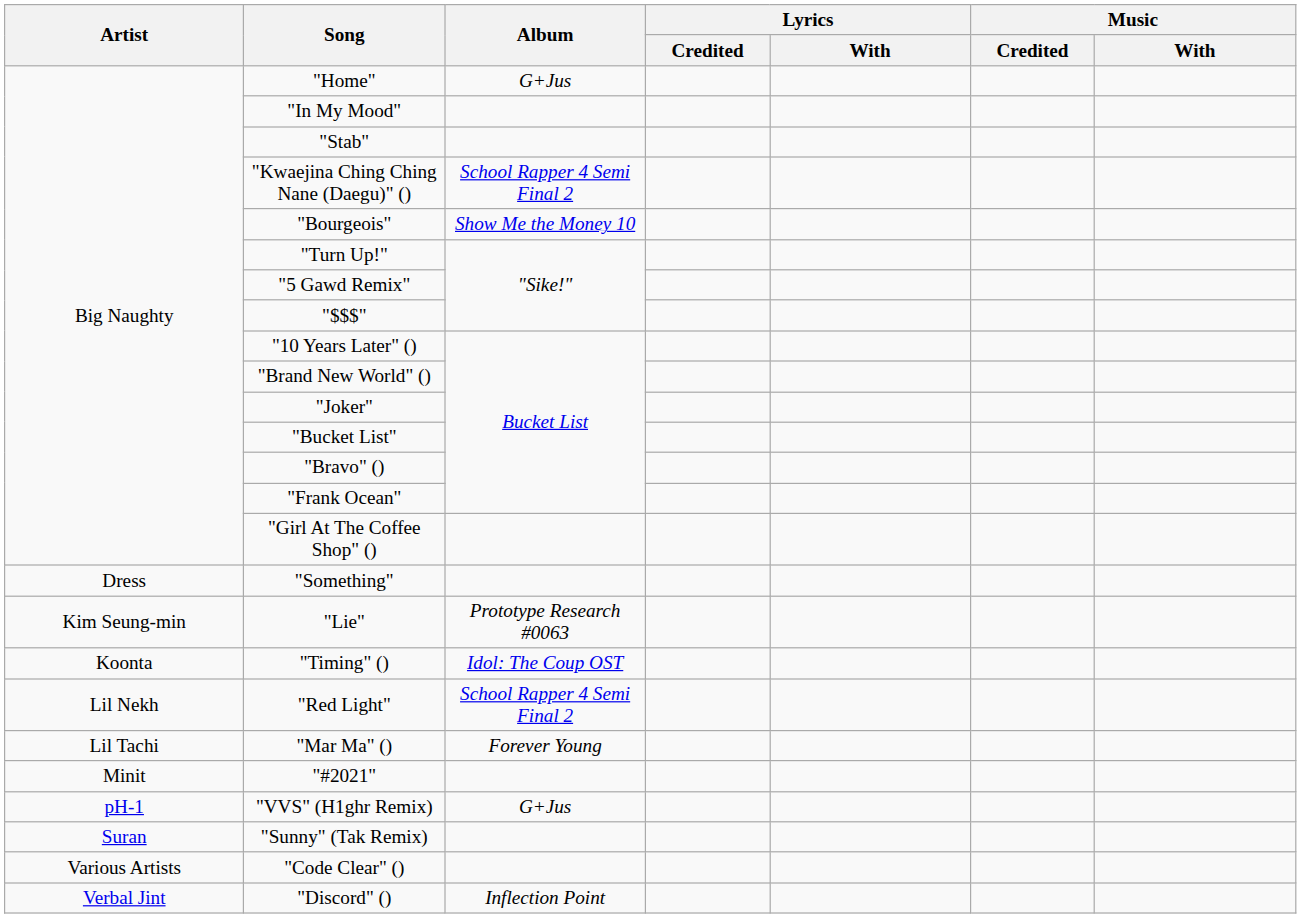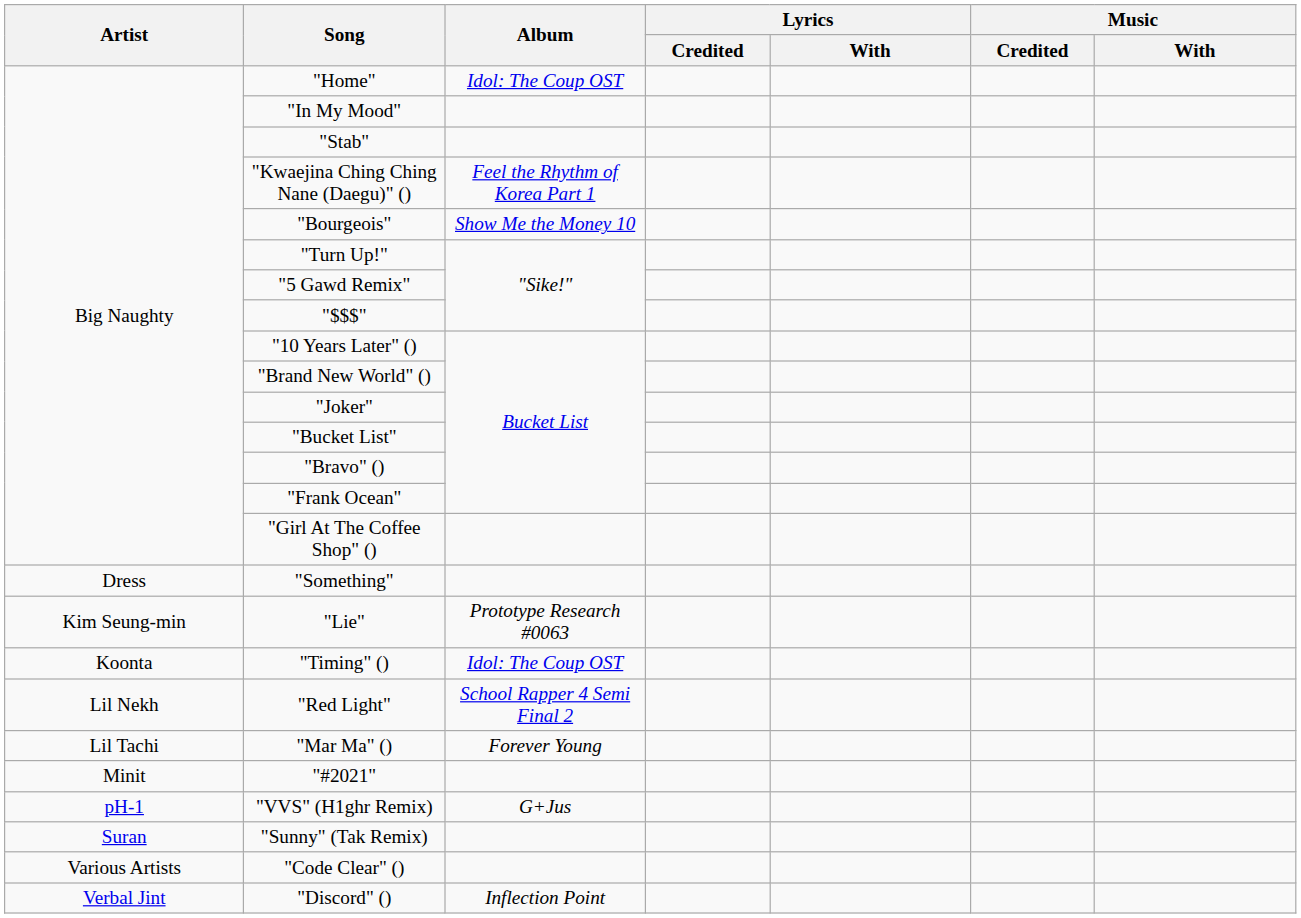(545, 80) G+Jus -> (545, 80) Idol: The Coup OST
(545, 182) School Rapper 4 Semi Final 2 -> (545, 182) Feel the Rhythm of Korea Part 1
